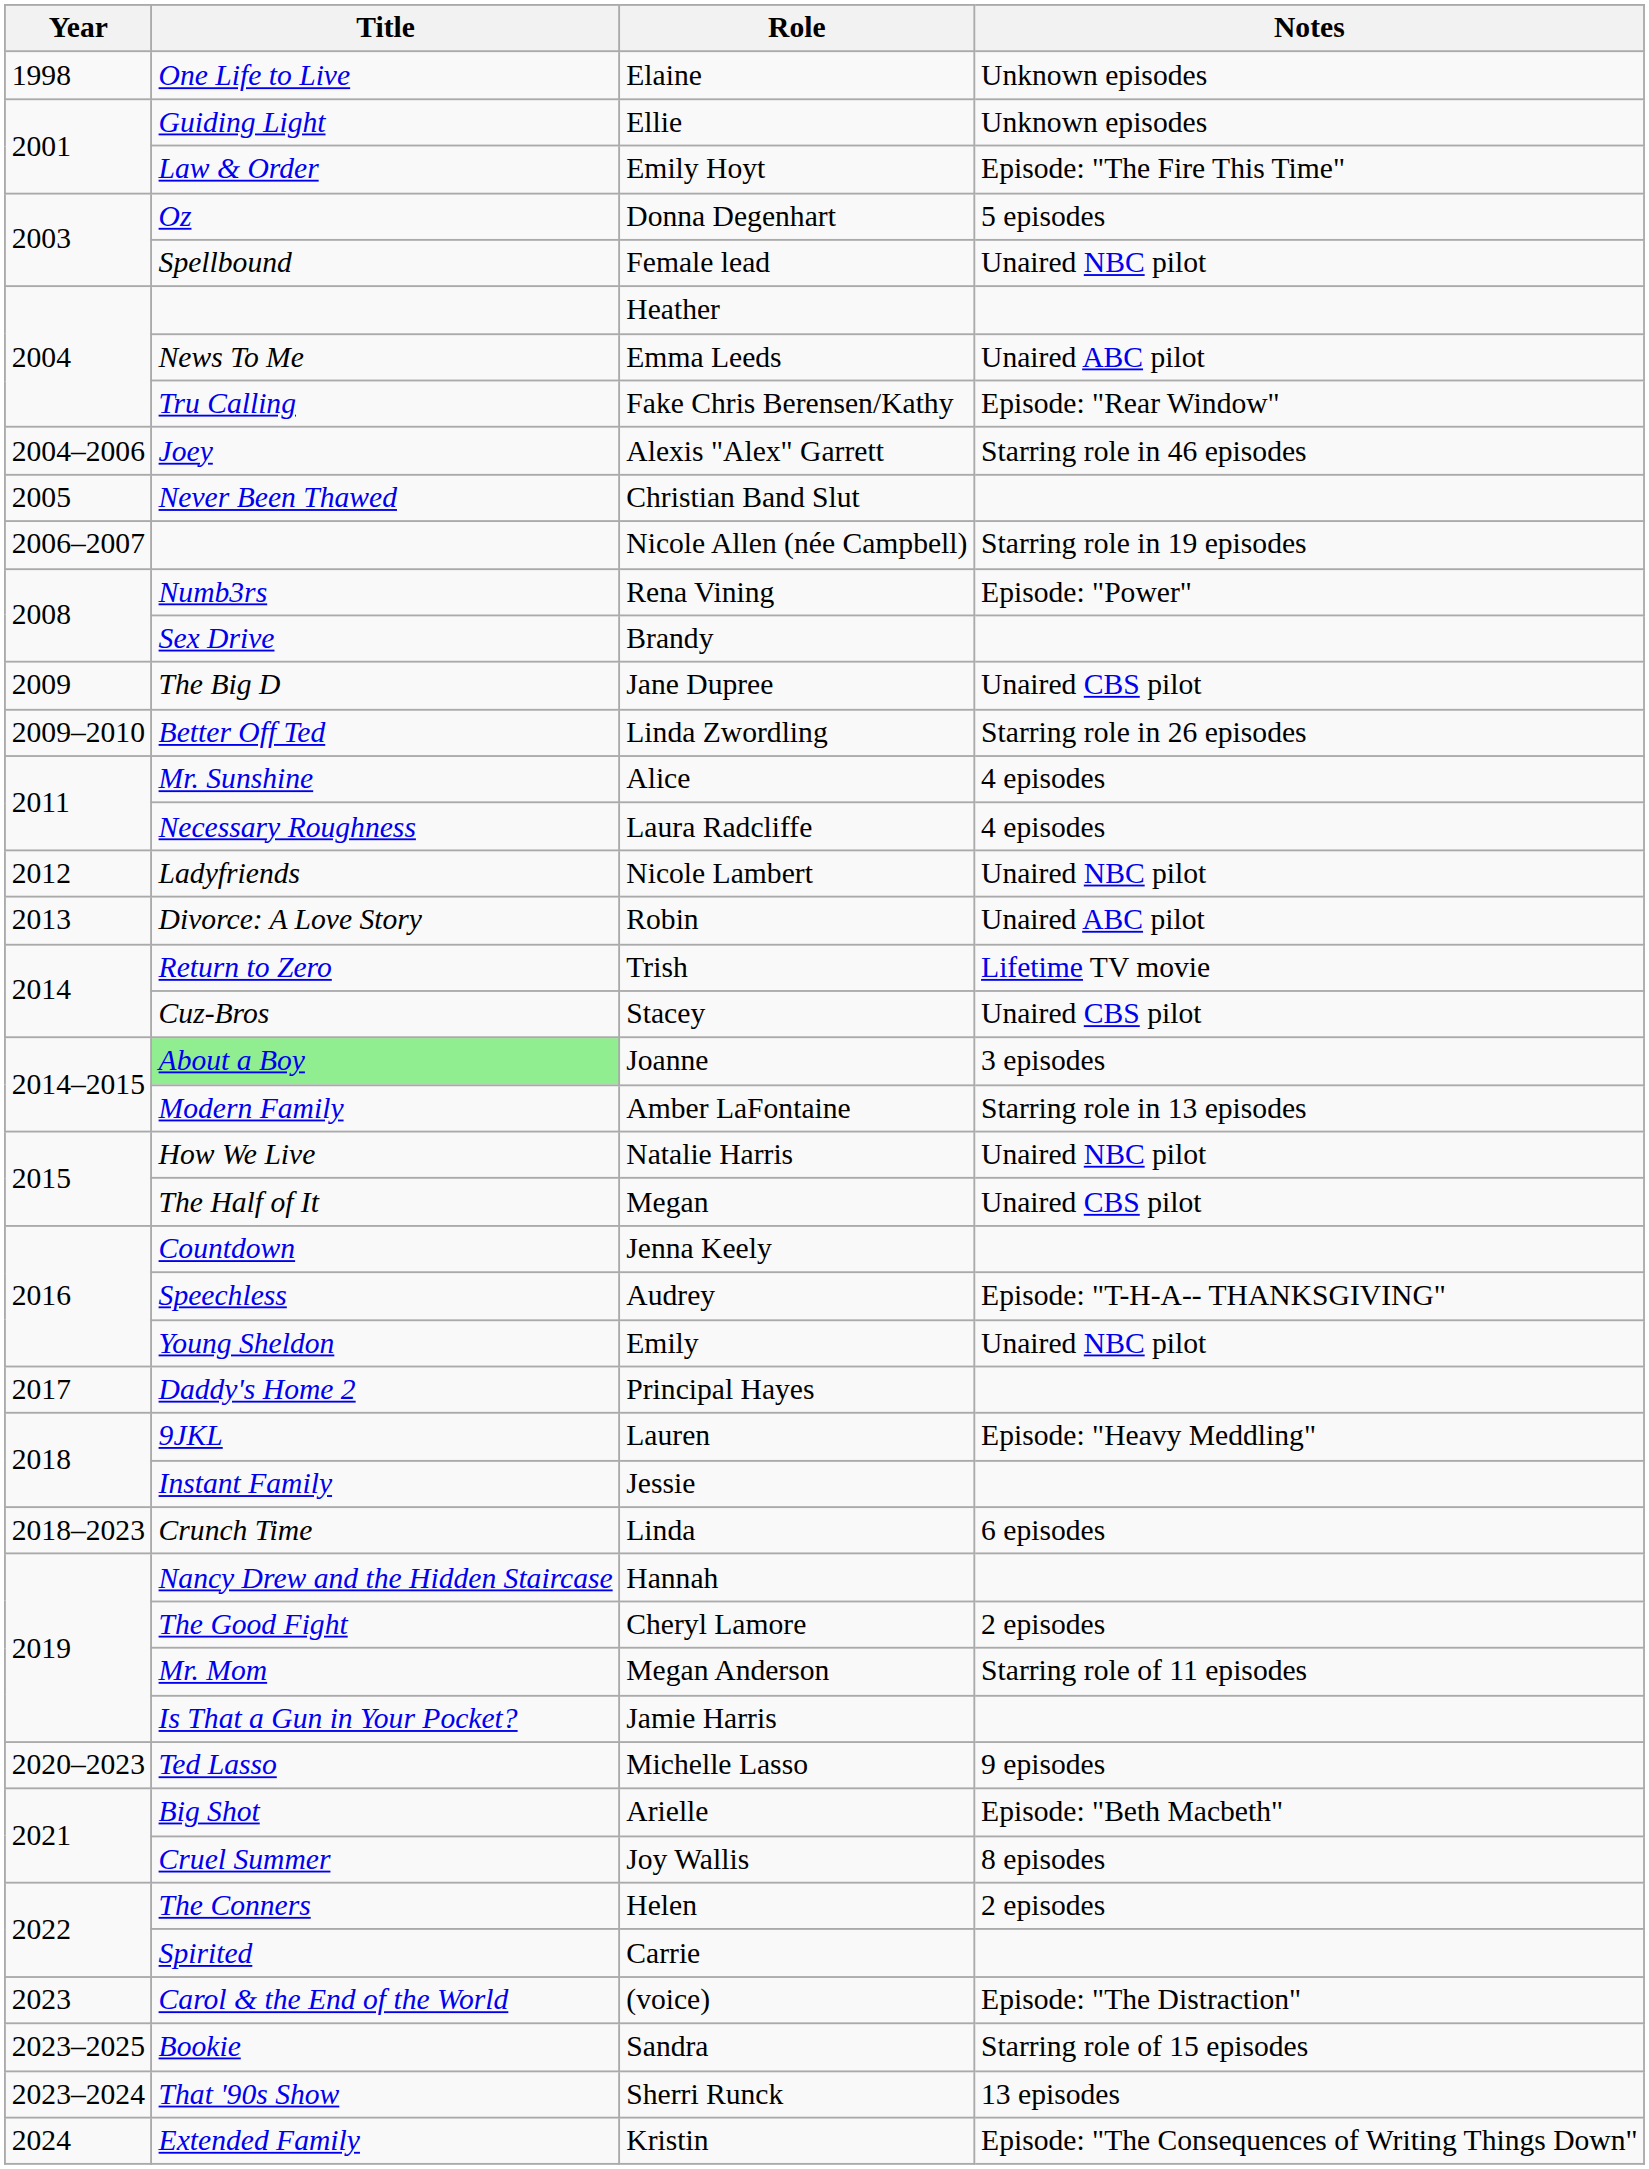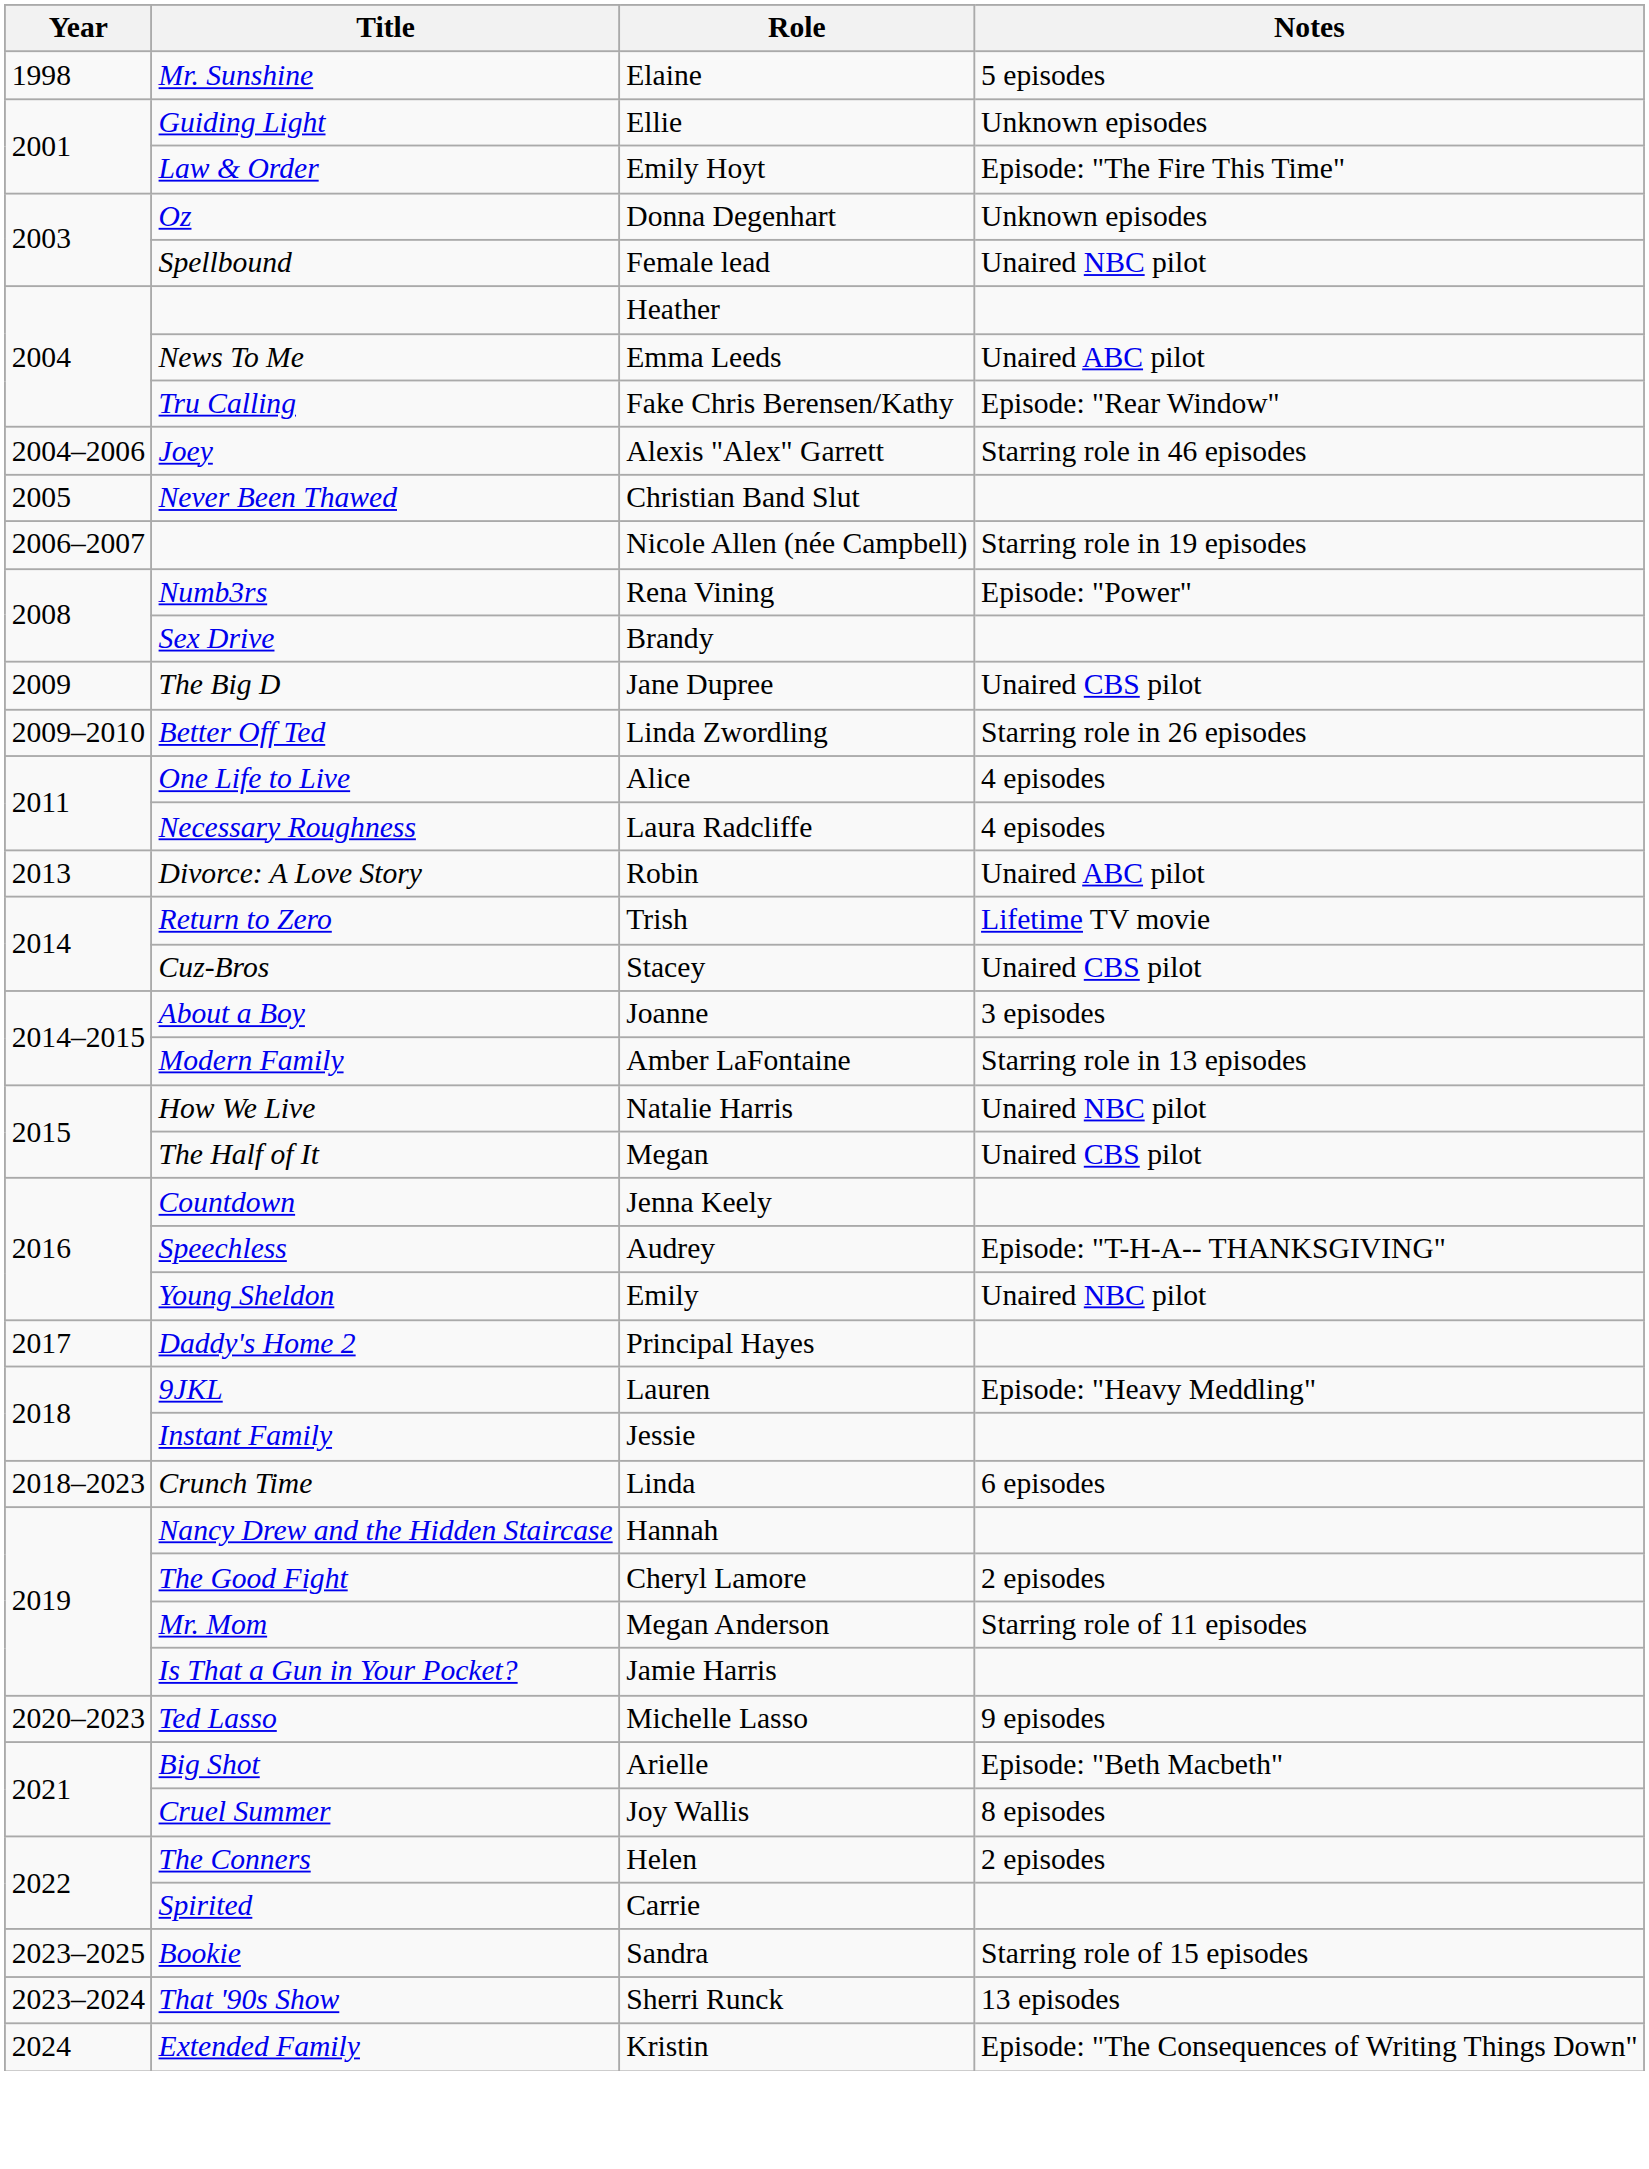(254, 74) One Life to Live -> (236, 74) Mr. Sunshine
(1094, 74) Unknown episodes -> (1043, 74) 5 episodes
(1043, 215) 5 episodes -> (1094, 215) Unknown episodes
(236, 779) Mr. Sunshine -> (254, 779) One Life to Live
- row: (720, 872)
(232, 1060) lightgreen background -> (232, 1013) no background
- row: (668, 1999)
